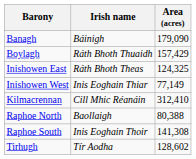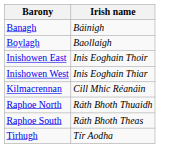- column: (173, 17)
(113, 54) Ráth Bhoth Thuaidh -> (93, 43) Baollaigh
(108, 69) Ráth Bhoth Theas -> (110, 58) Inis Eoghain Thoir
(93, 116) Baollaigh -> (113, 105) Ráth Bhoth Thuaidh
(110, 131) Inis Eoghain Thoir -> (108, 120) Ráth Bhoth Theas
